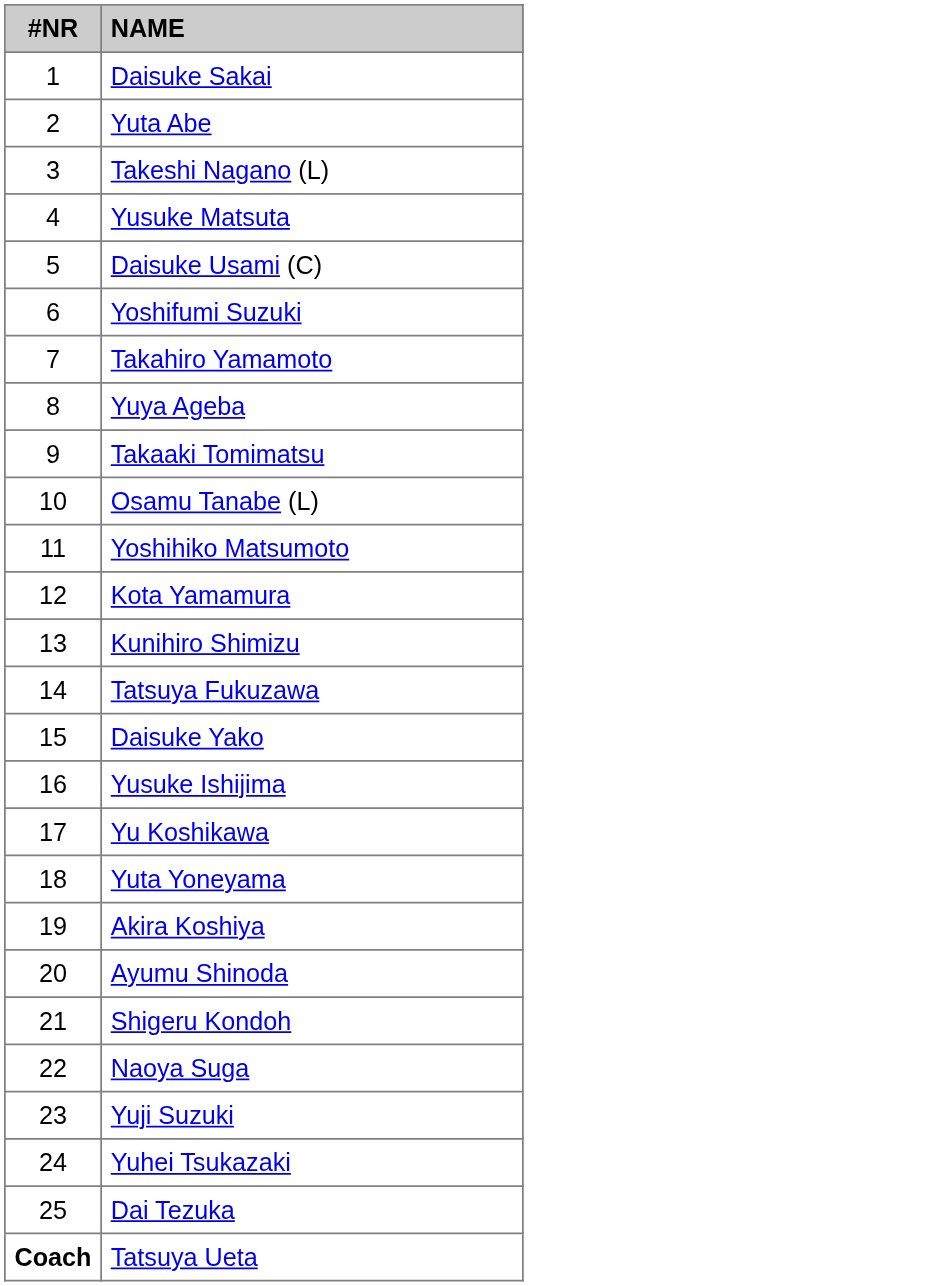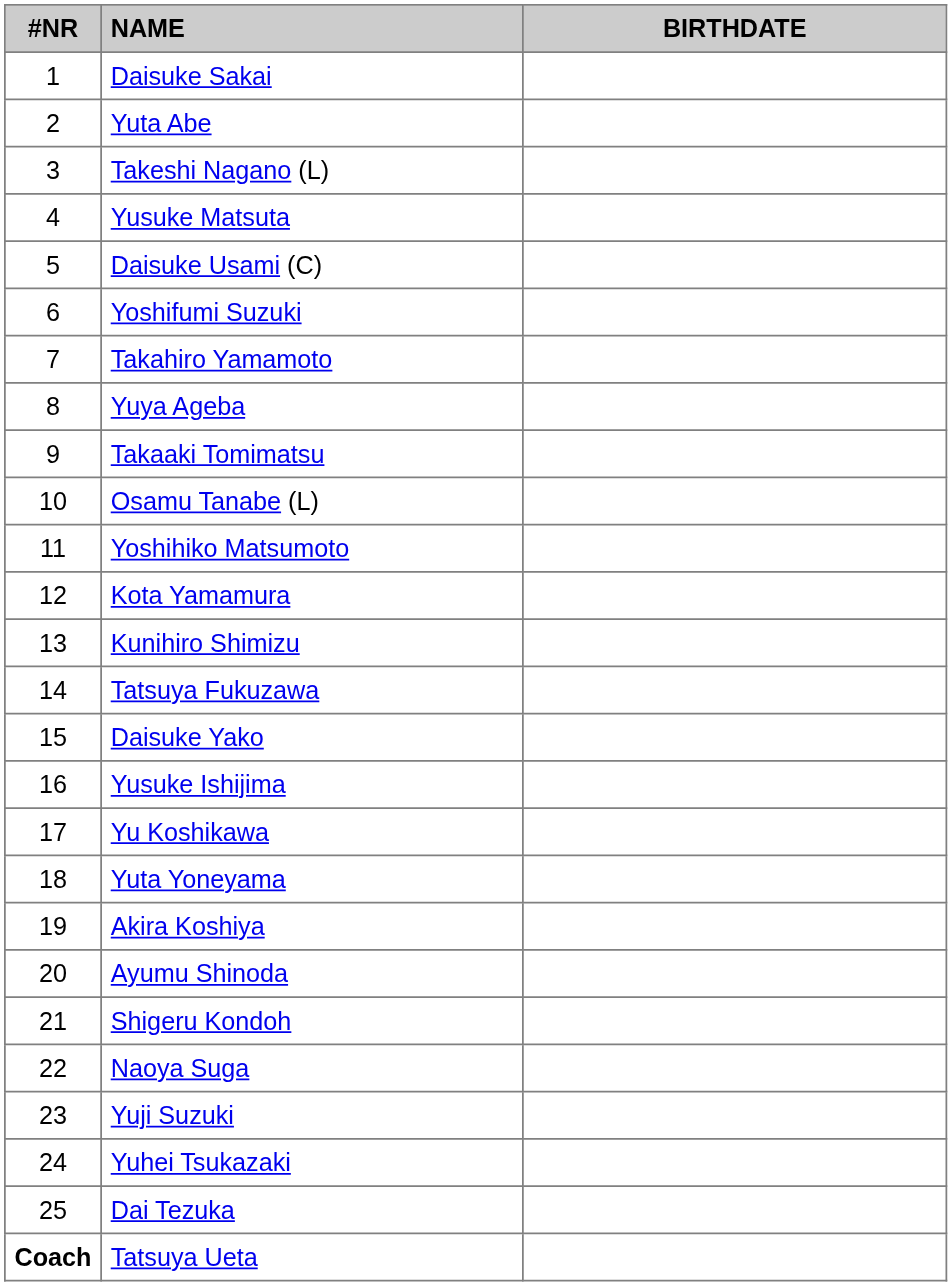+ column: (735, 28)
